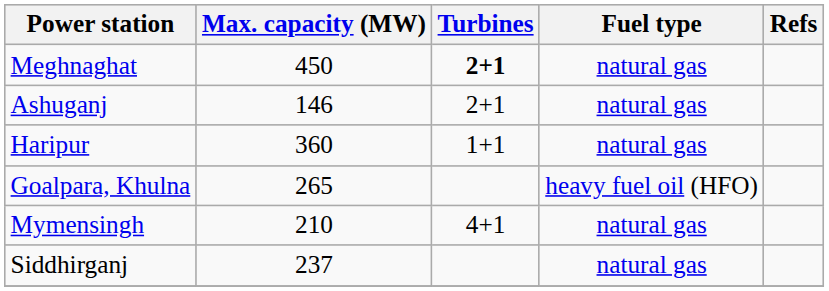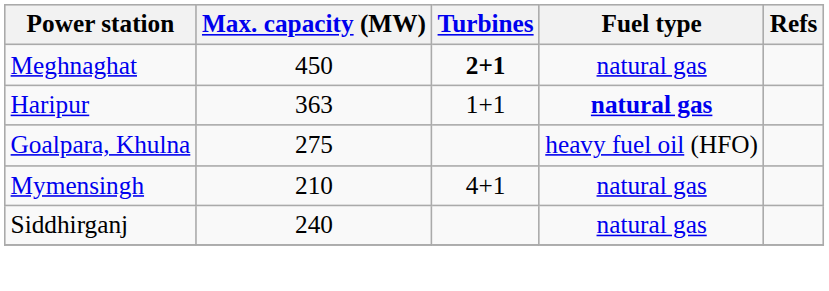- row: (59, 104)
(314, 144) 360 -> (314, 104) 363
(652, 144) normal -> (652, 104) bold
(314, 184) 265 -> (314, 144) 275
(314, 265) 237 -> (314, 225) 240
